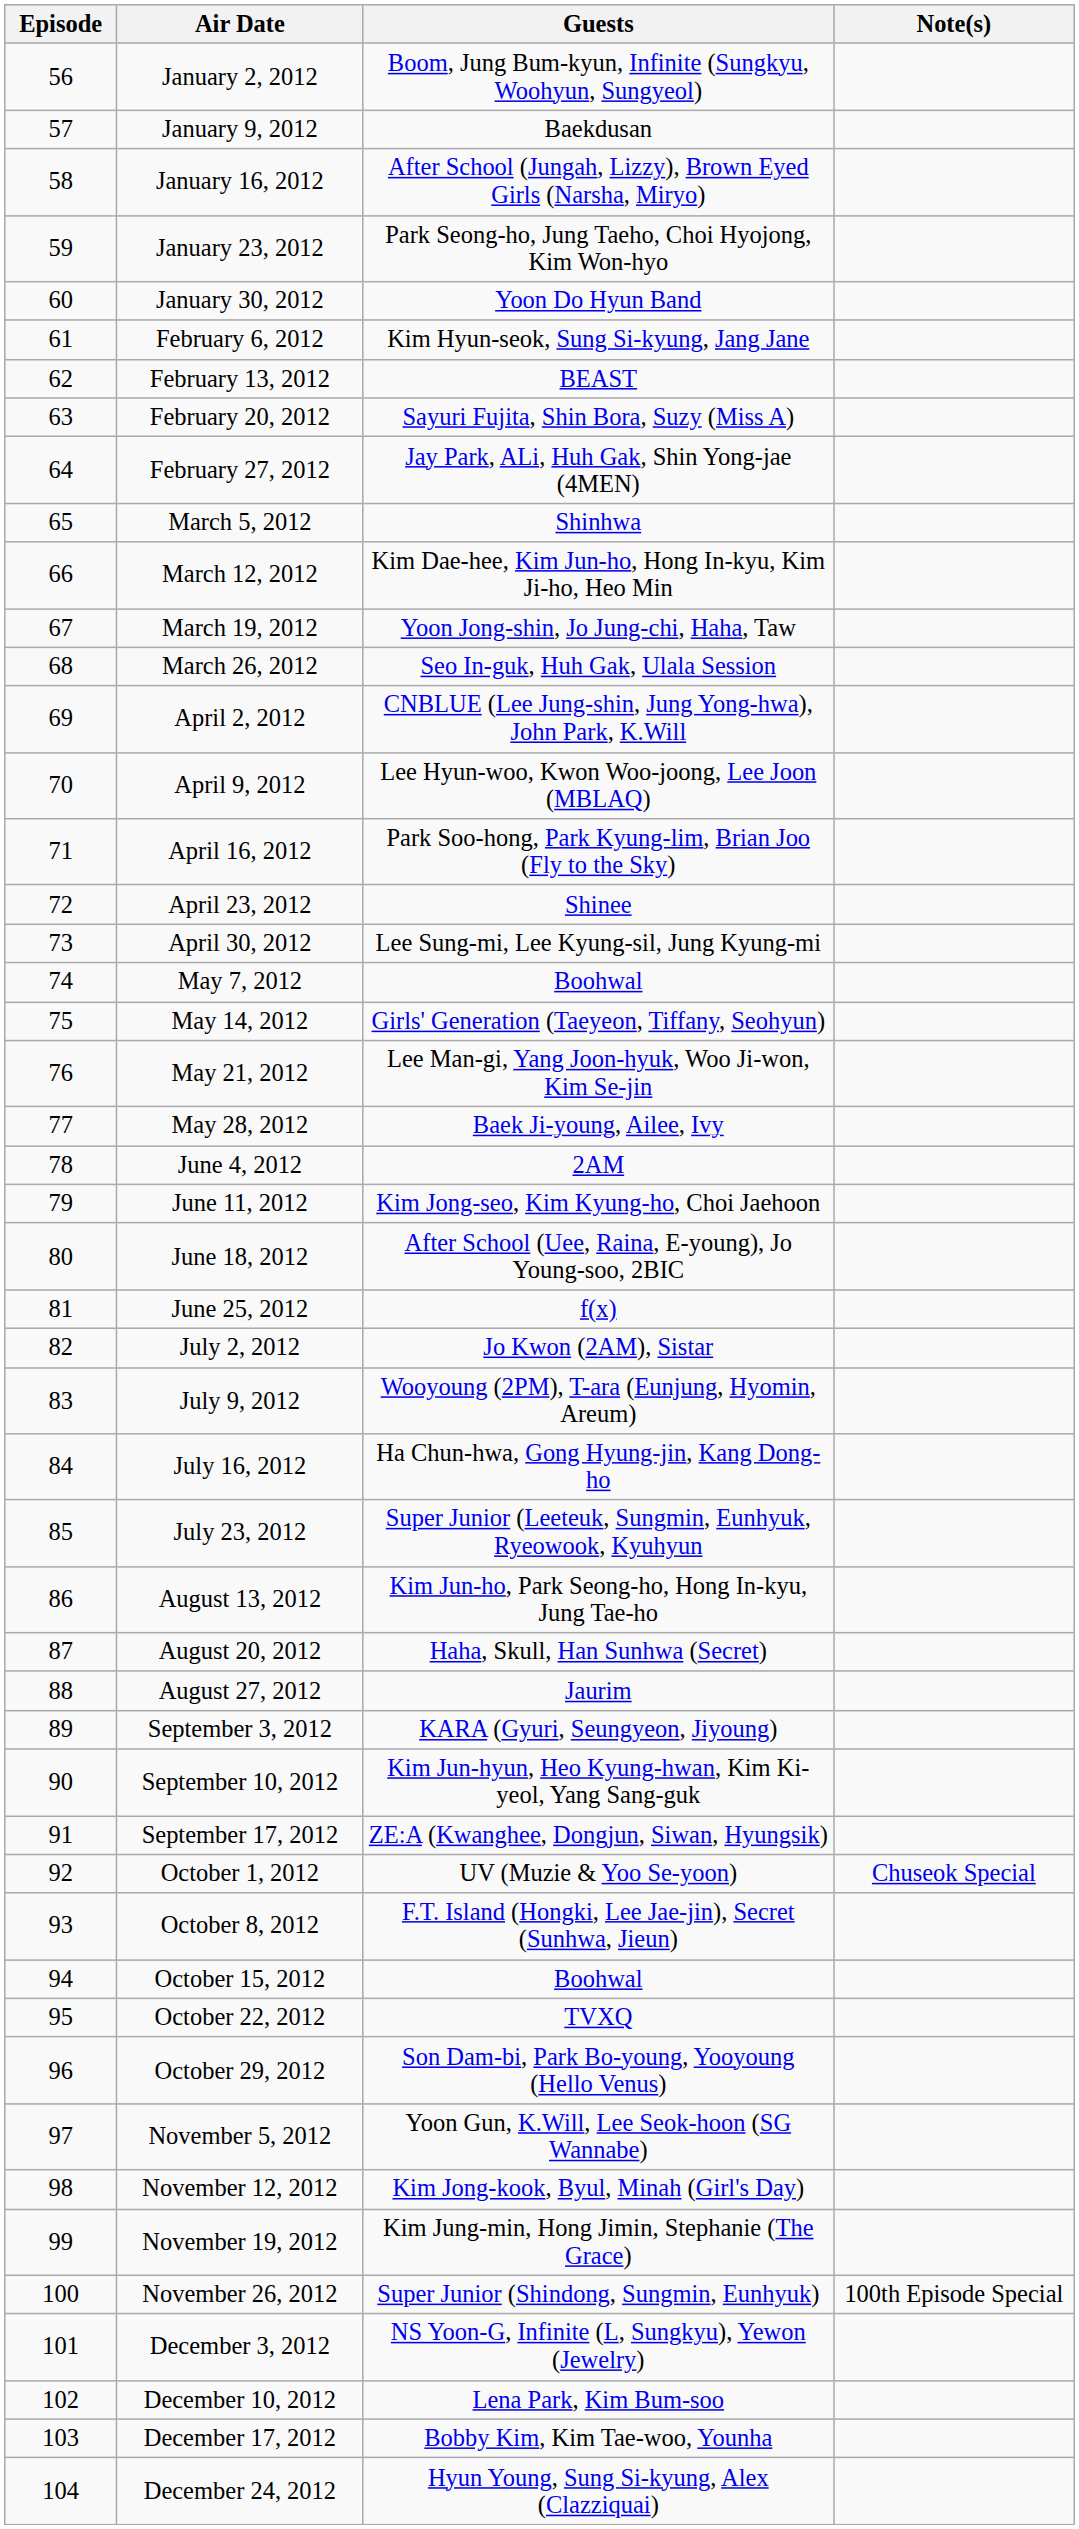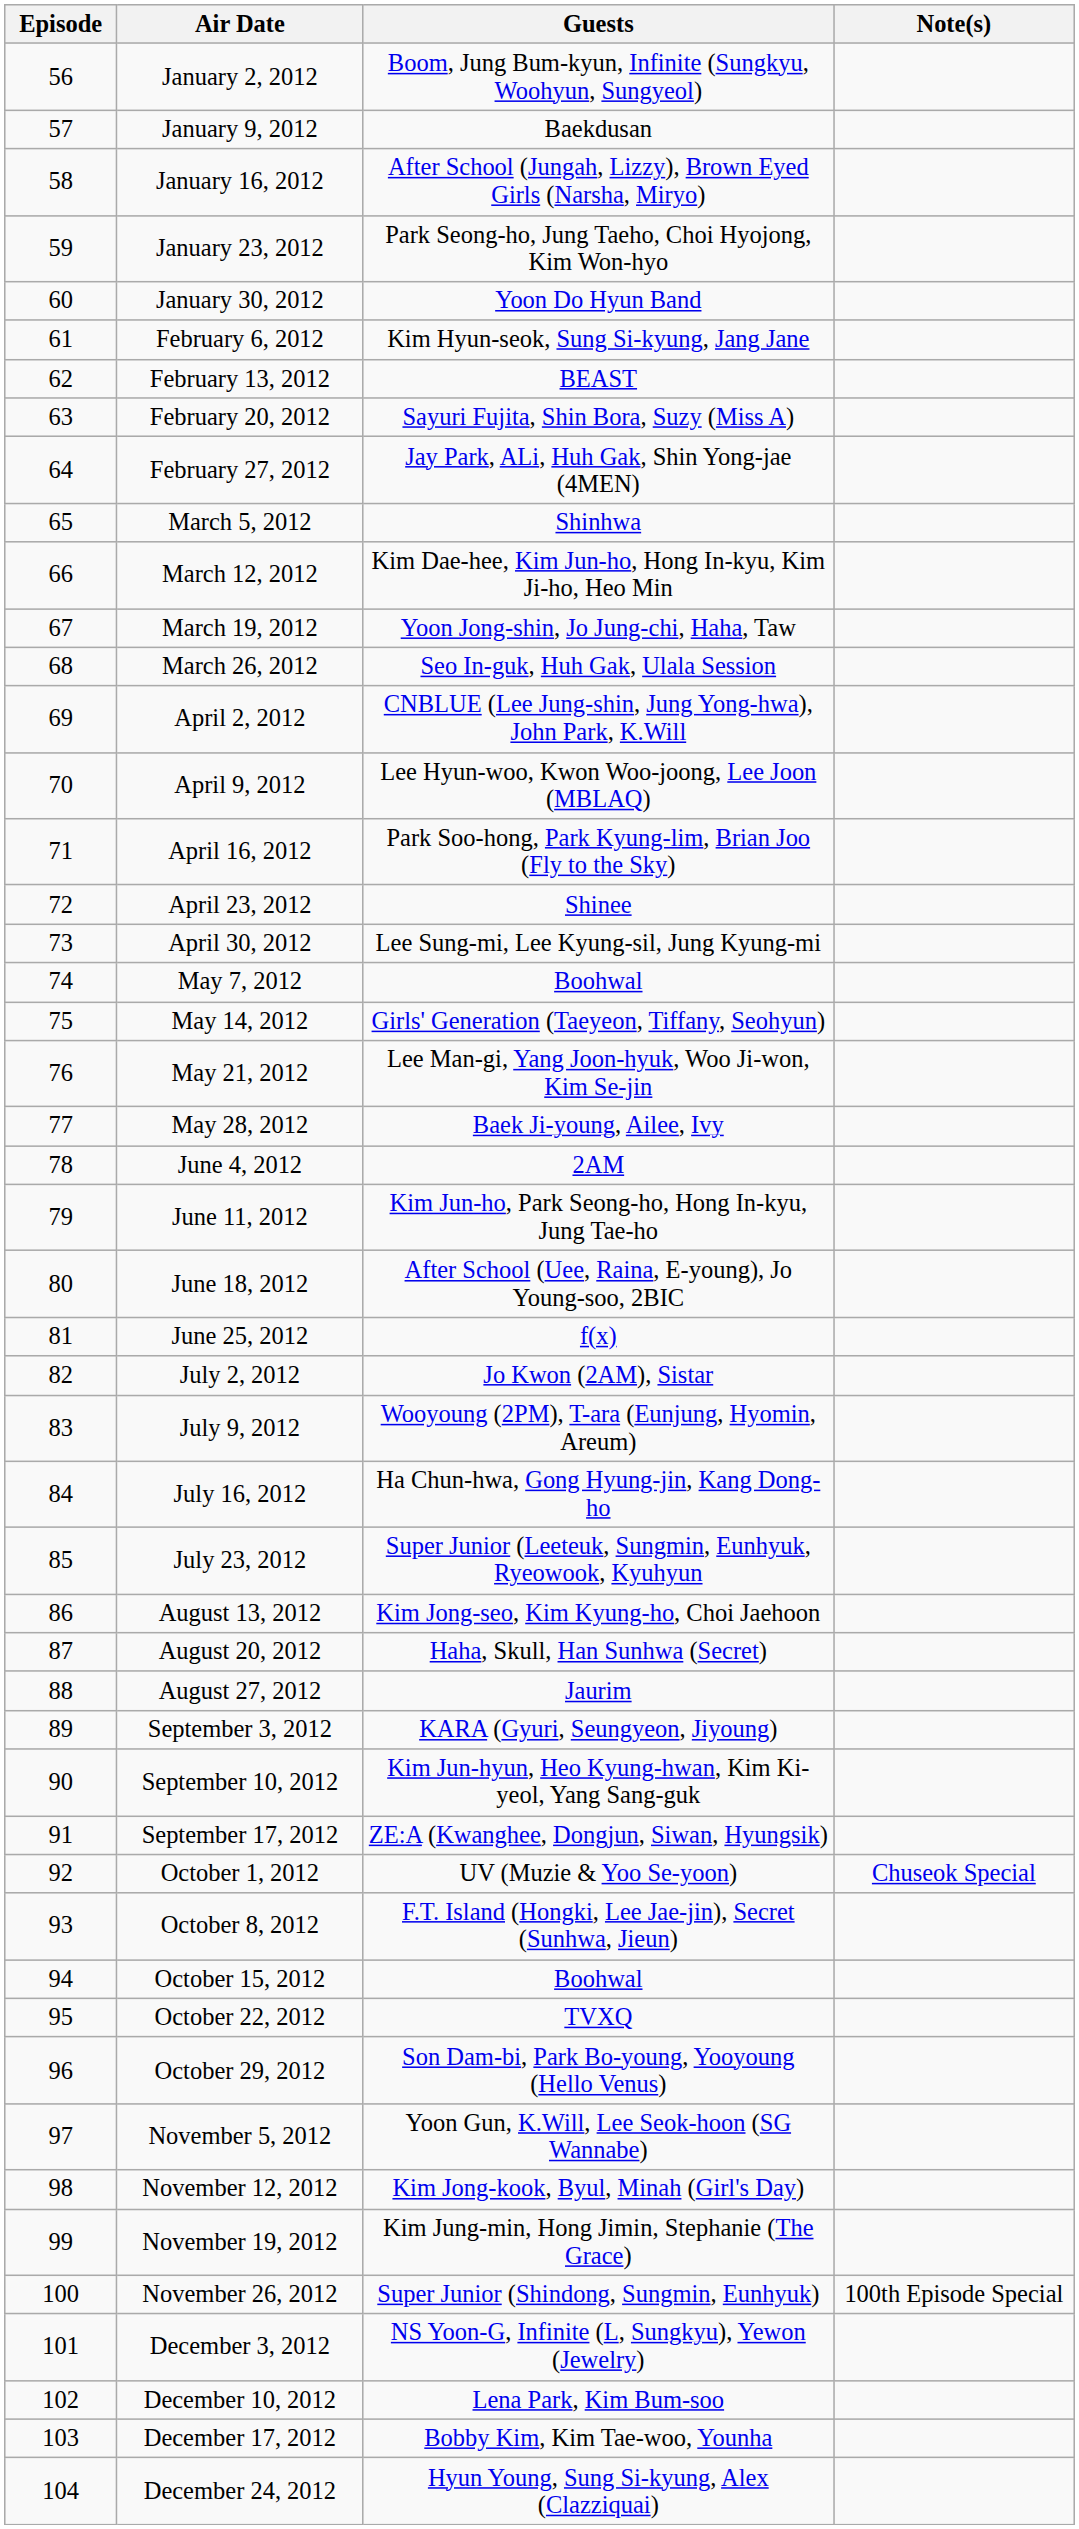(598, 1203) Kim Jong-seo, Kim Kyung-ho, Choi Jaehoon -> (598, 1217) Kim Jun-ho, Park Seong-ho, Hong In-kyu, Jung Tae-ho
(598, 1599) Kim Jun-ho, Park Seong-ho, Hong In-kyu, Jung Tae-ho -> (598, 1613) Kim Jong-seo, Kim Kyung-ho, Choi Jaehoon
